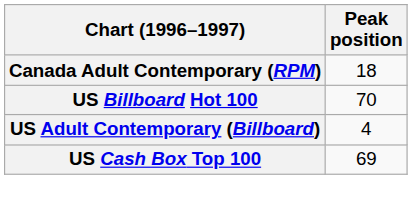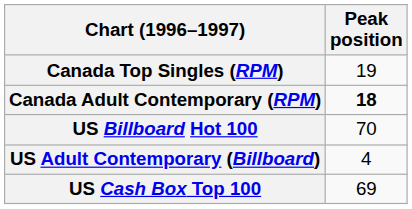+ row: (165, 70)
(366, 70) normal -> (366, 99) bold
